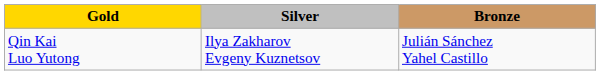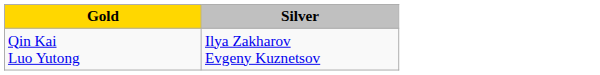- column: (497, 16)
